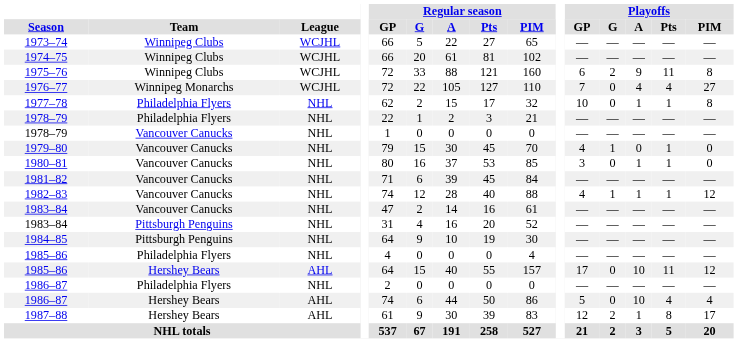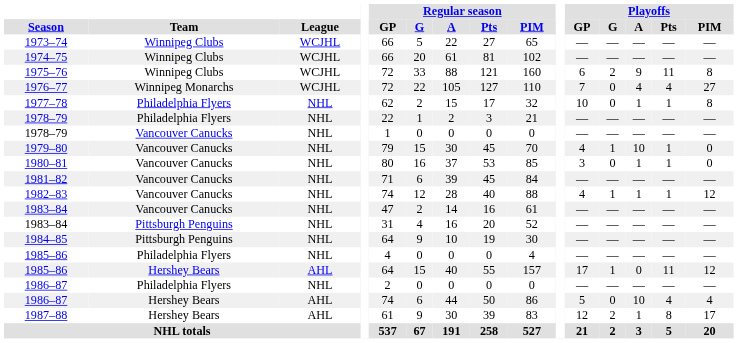(639, 148) 0 -> (639, 148) 10
(613, 270) 0 -> (613, 270) 1
(639, 270) 10 -> (639, 270) 0
